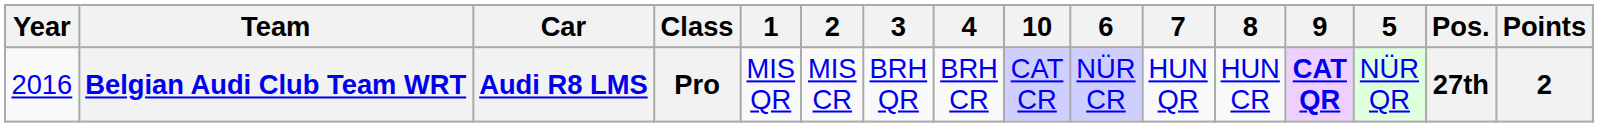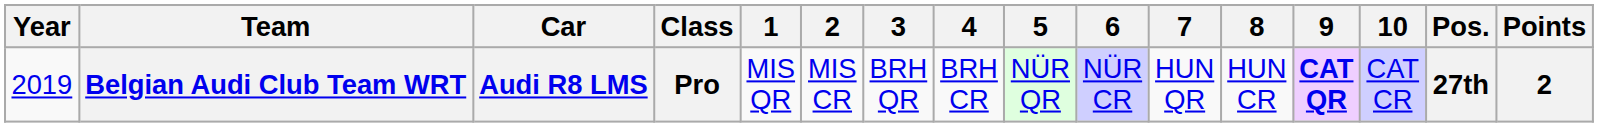columns swapped: (1389, 26) <-> (1037, 26)
(42, 84) 2016 -> (42, 84) 2019
